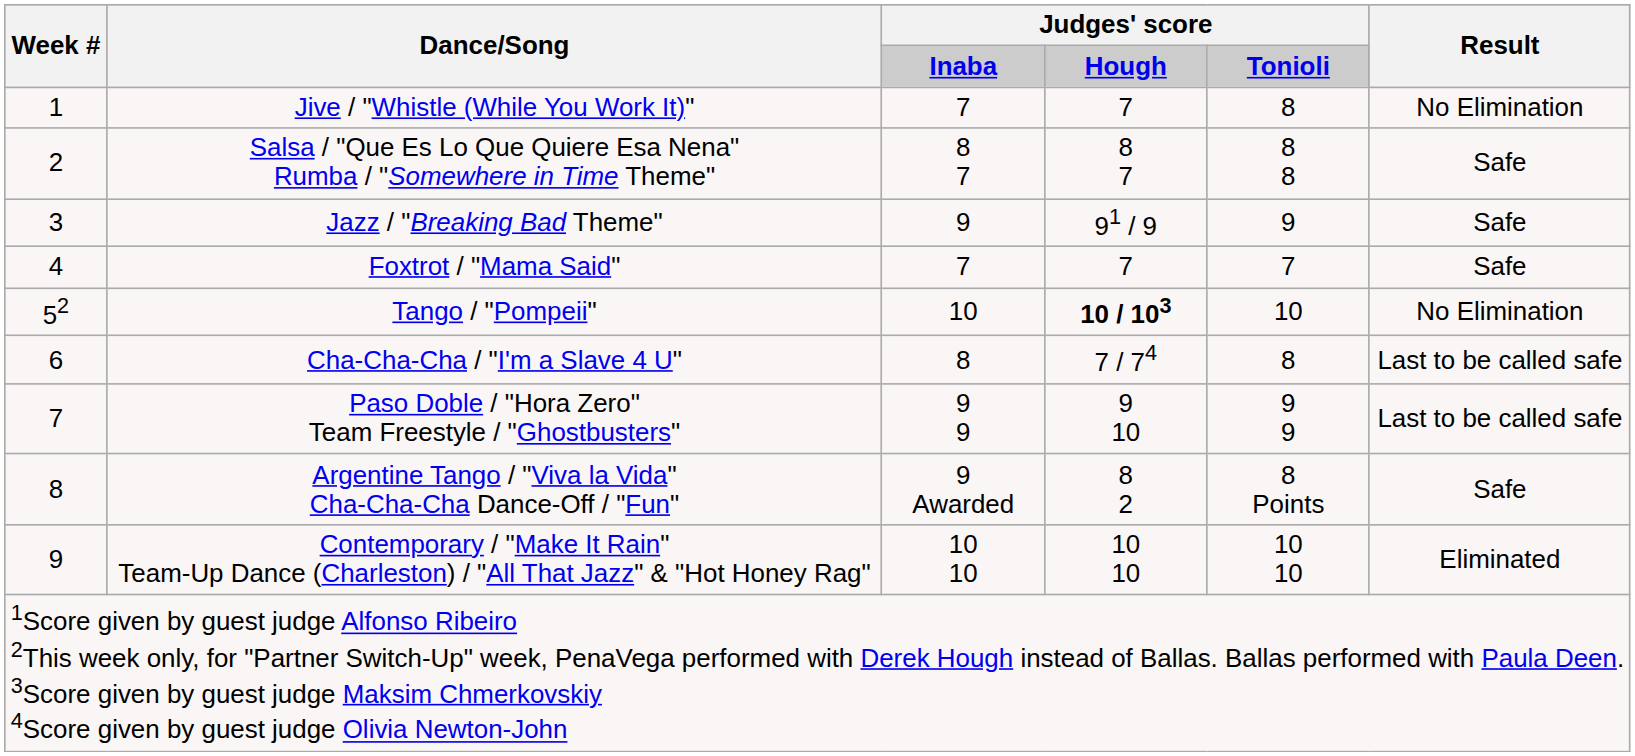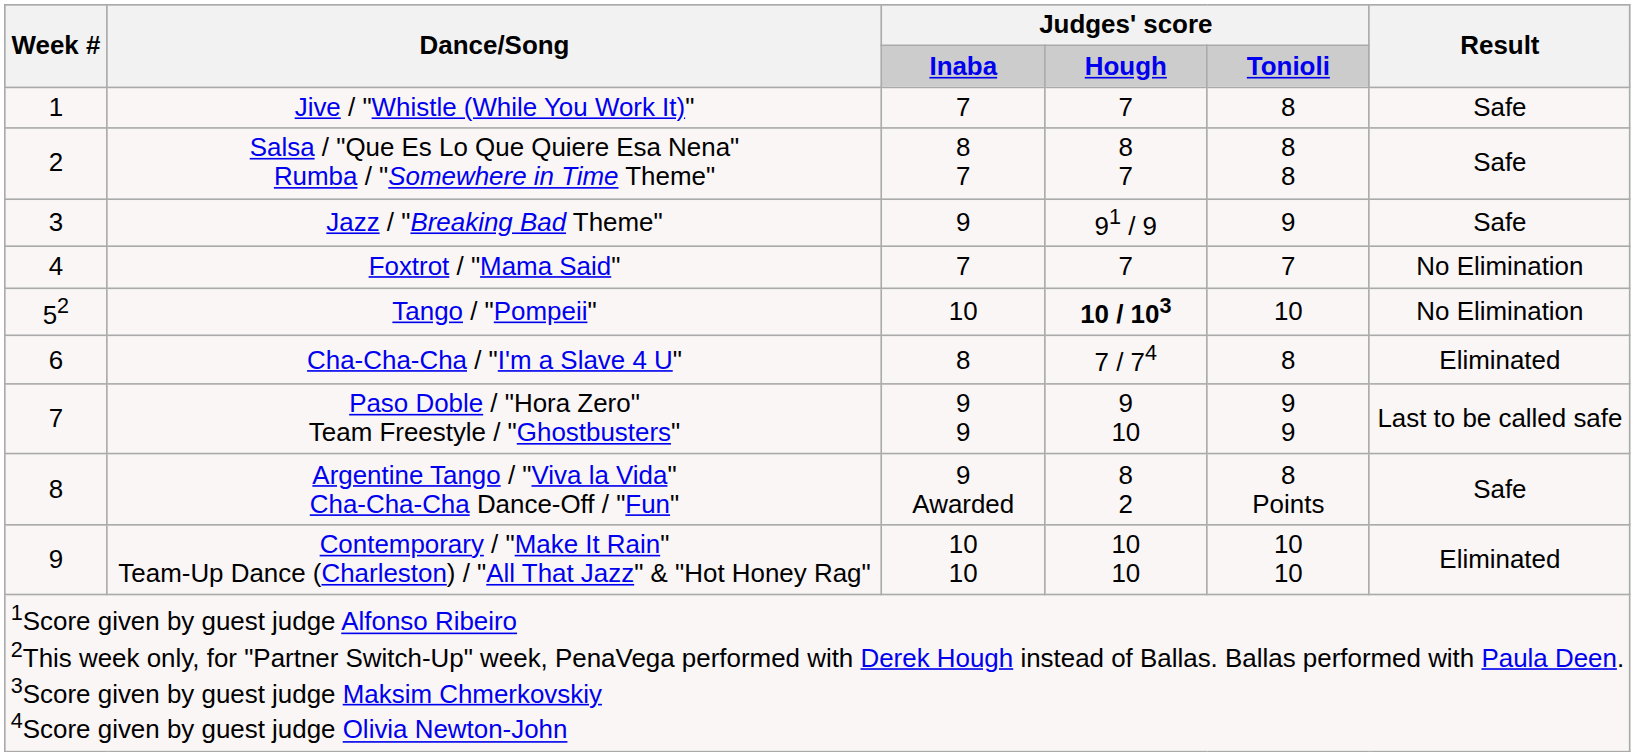(1500, 107) No Elimination -> (1500, 107) Safe
(1500, 266) Safe -> (1500, 266) No Elimination
(1500, 359) Last to be called safe -> (1500, 359) Eliminated
